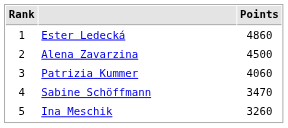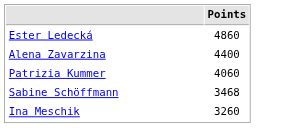- column: (22, 15)
(259, 54) 4500 -> (227, 54) 4400
(259, 93) 3470 -> (227, 93) 3468
